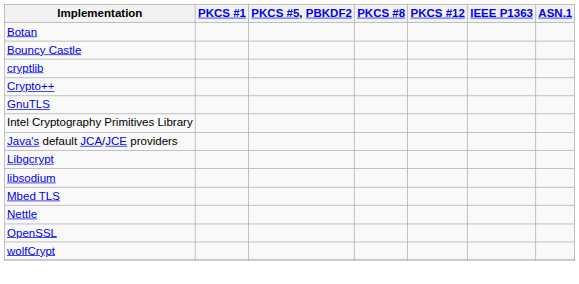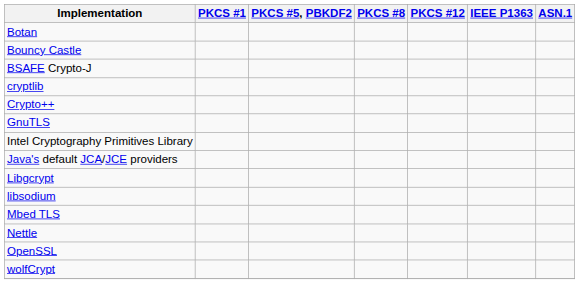+ row: (49, 68)
